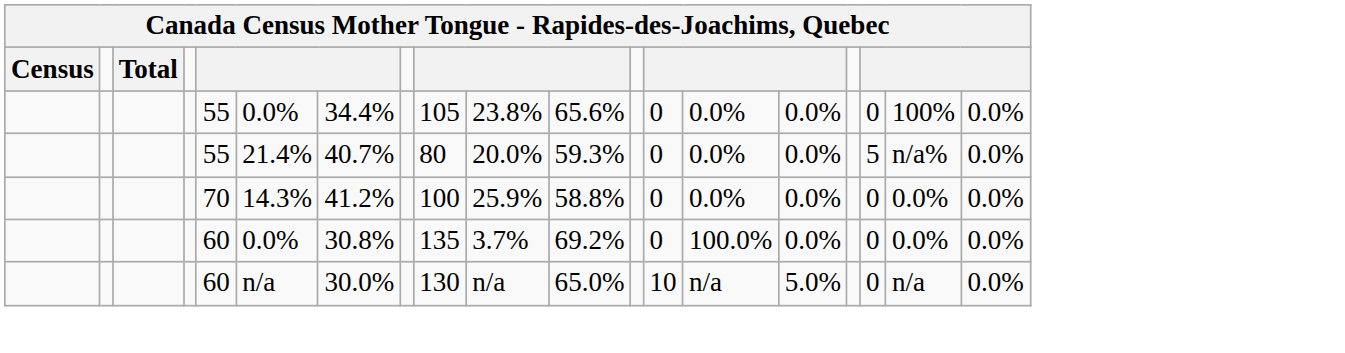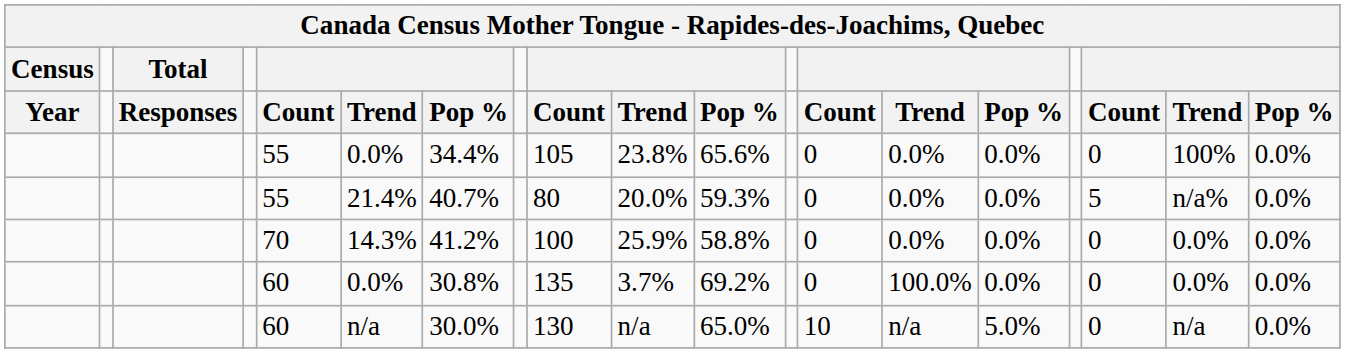+ row: (52, 111)
